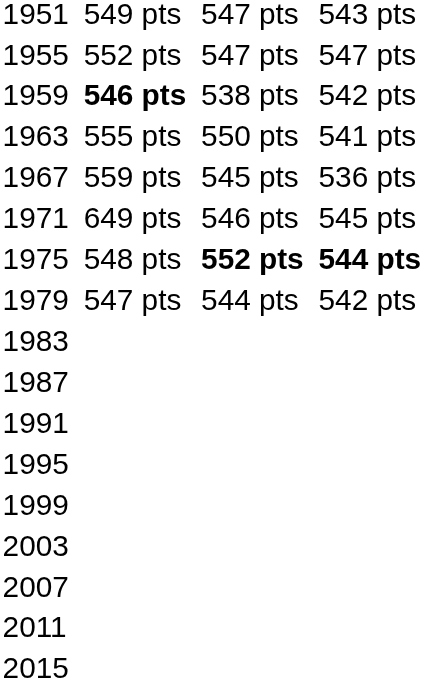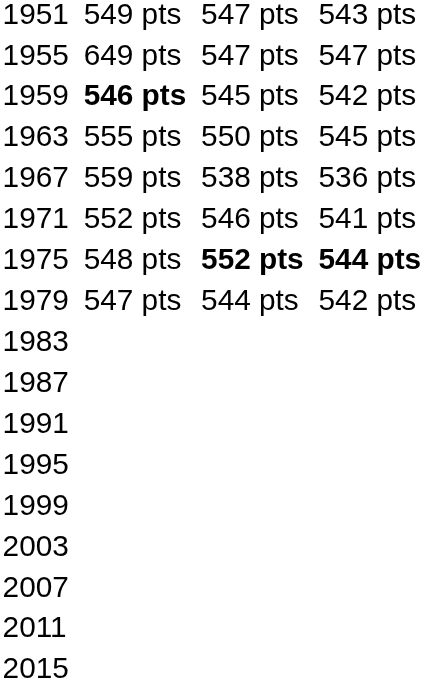(132, 54) 552 pts -> (132, 54) 649 pts
(250, 95) 538 pts -> (250, 95) 545 pts
(367, 136) 541 pts -> (367, 136) 545 pts
(250, 177) 545 pts -> (250, 177) 538 pts
(132, 218) 649 pts -> (132, 218) 552 pts
(367, 218) 545 pts -> (367, 218) 541 pts
